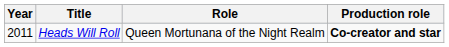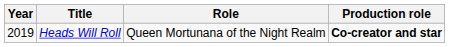(20, 33) 2011 -> (20, 33) 2019
